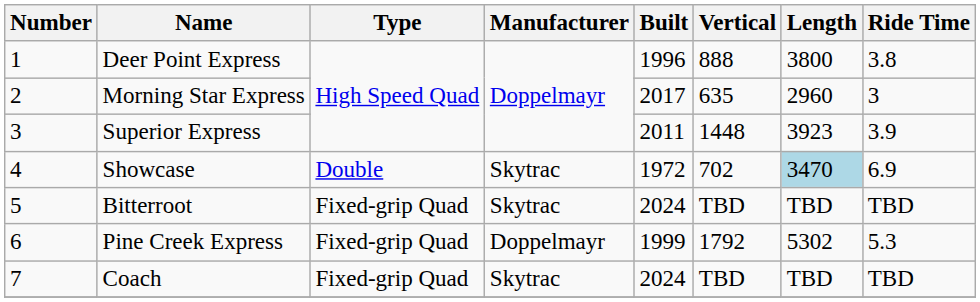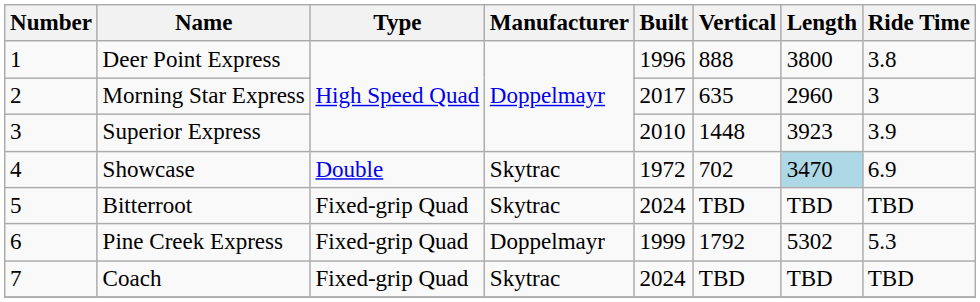(662, 132) 2011 -> (663, 132) 2010
